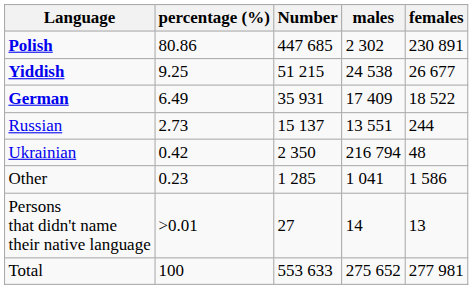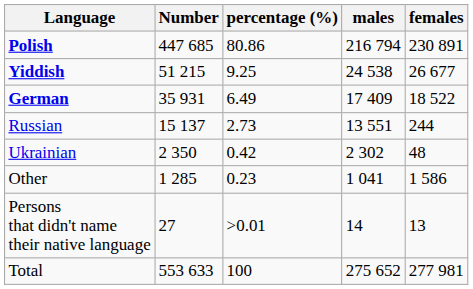columns swapped: (308, 17) <-> (214, 17)
(365, 44) 2 302 -> (373, 44) 216 794
(373, 152) 216 794 -> (365, 152) 2 302
